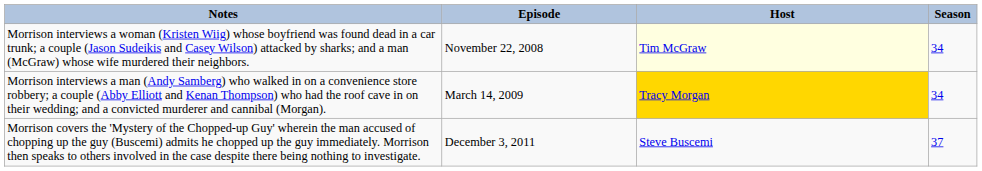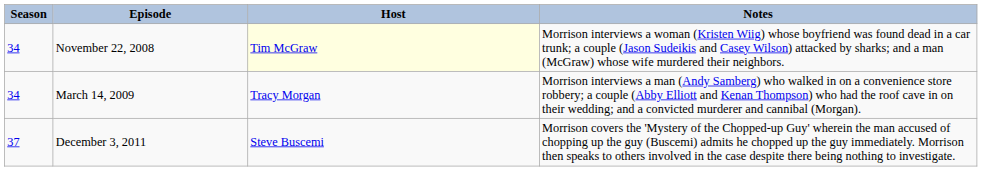columns swapped: (953, 14) <-> (223, 14)
(674, 94) gold background -> (285, 94) no background
